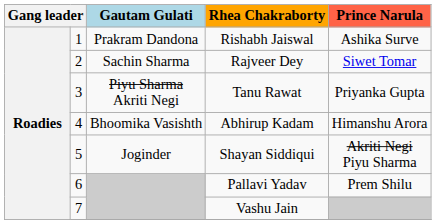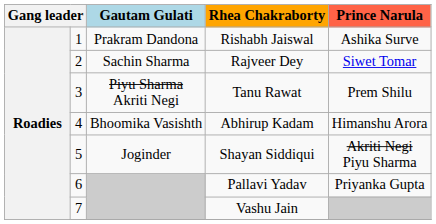(380, 92) Priyanka Gupta -> (380, 92) Prem Shilu
(380, 185) Prem Shilu -> (380, 185) Priyanka Gupta
